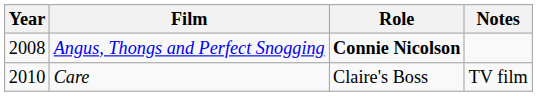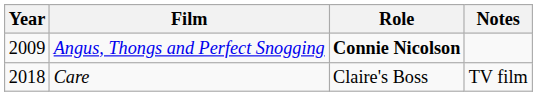(27, 47) 2008 -> (27, 47) 2009
(27, 76) 2010 -> (27, 76) 2018
